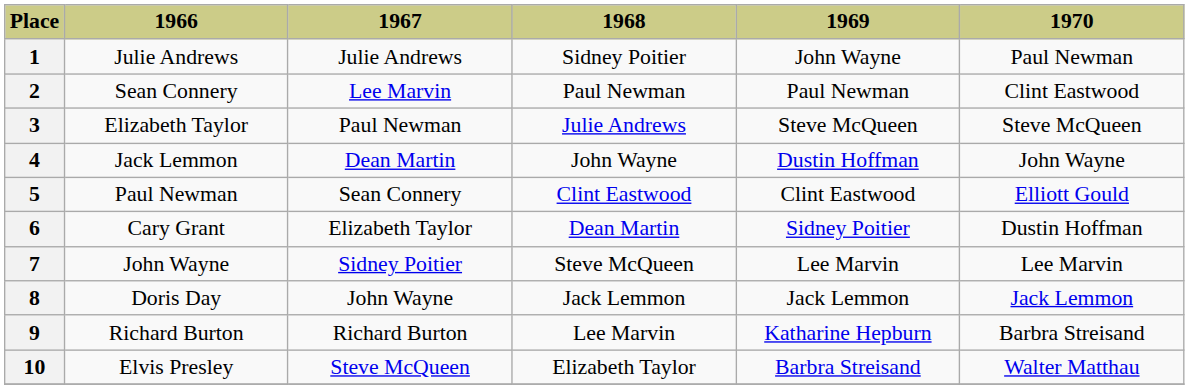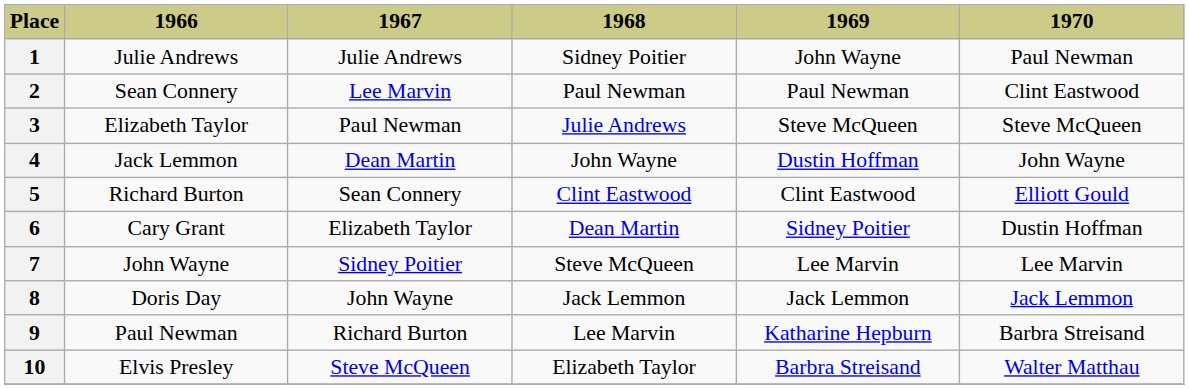(176, 194) Paul Newman -> (176, 194) Richard Burton
(176, 332) Richard Burton -> (176, 332) Paul Newman
